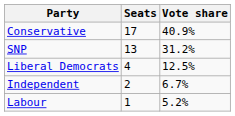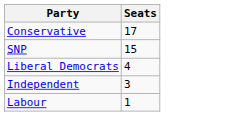- column: (195, 13)
(131, 49) 13 -> (131, 49) 15
(127, 85) 2 -> (127, 85) 3
